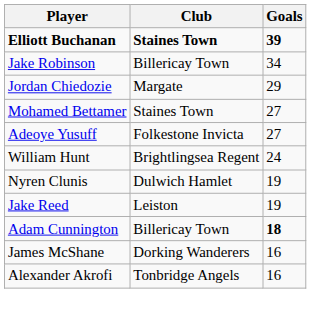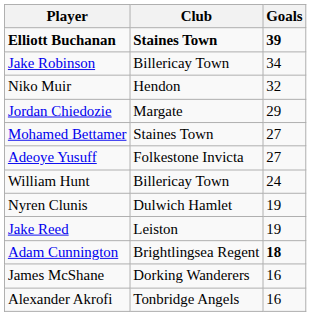+ row: (40, 87)
(196, 157) Brightlingsea Regent -> (181, 181) Billericay Town
(181, 228) Billericay Town -> (196, 252) Brightlingsea Regent
